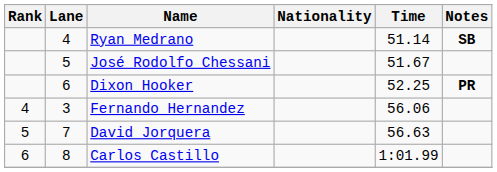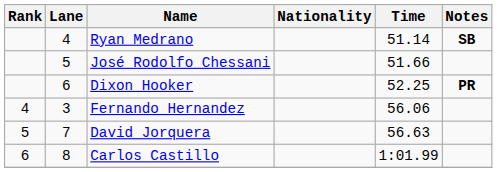(409, 63) 51.67 -> (409, 63) 51.66
